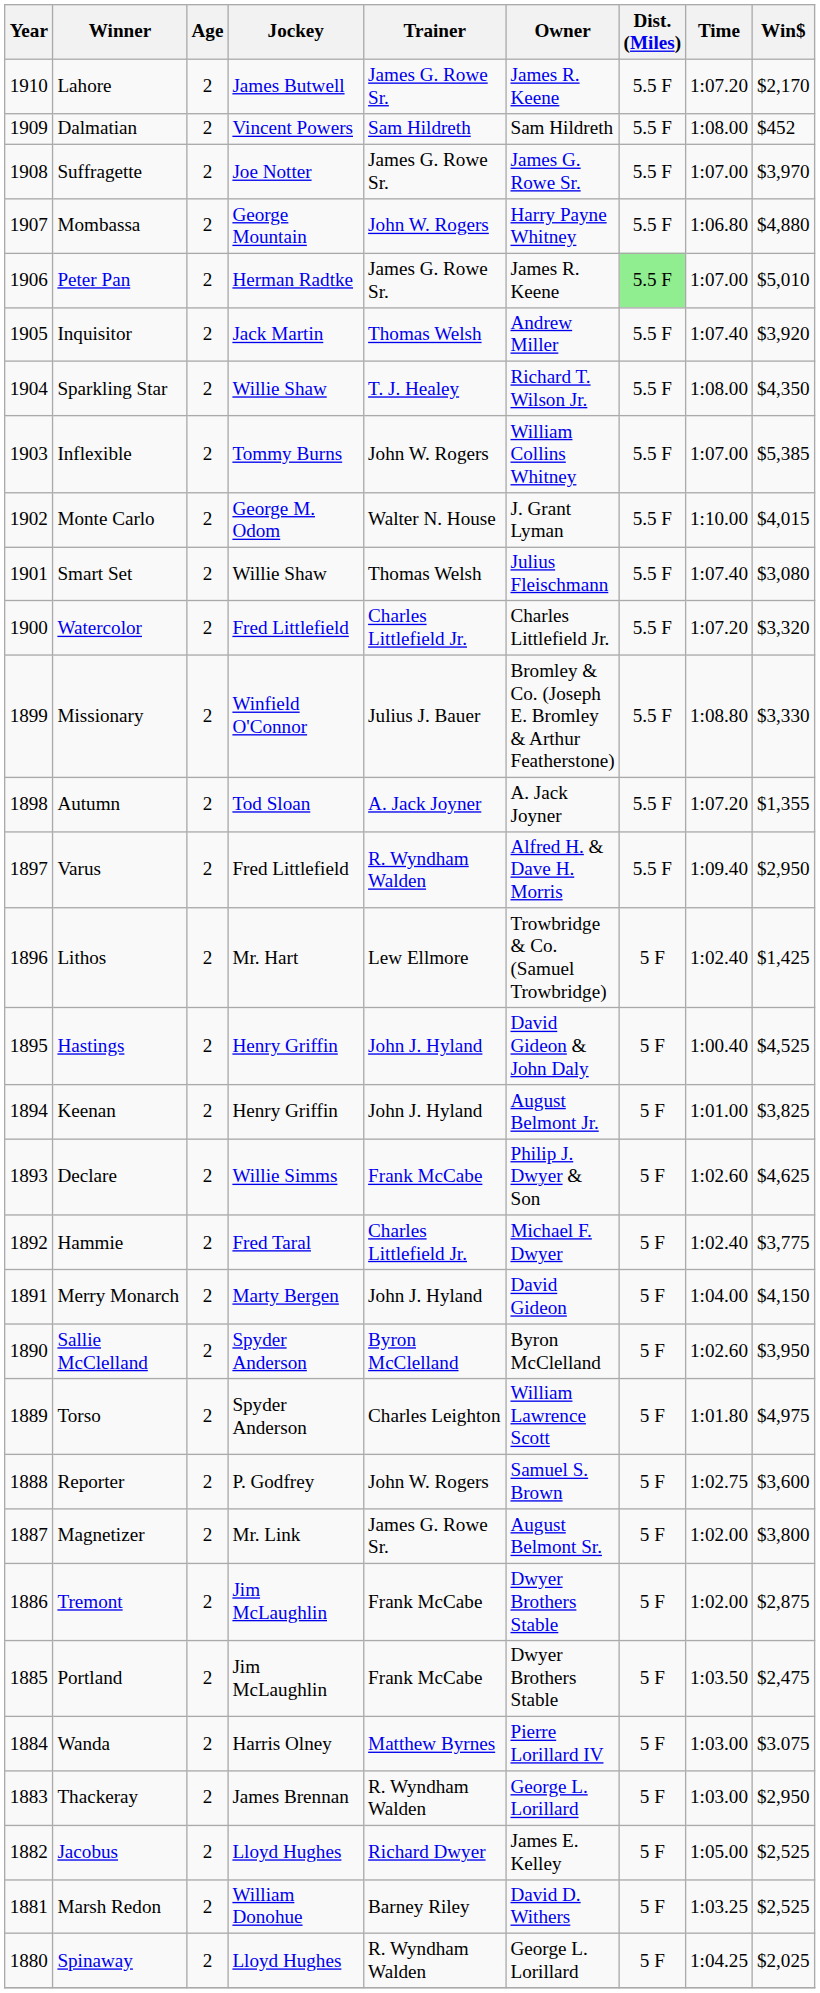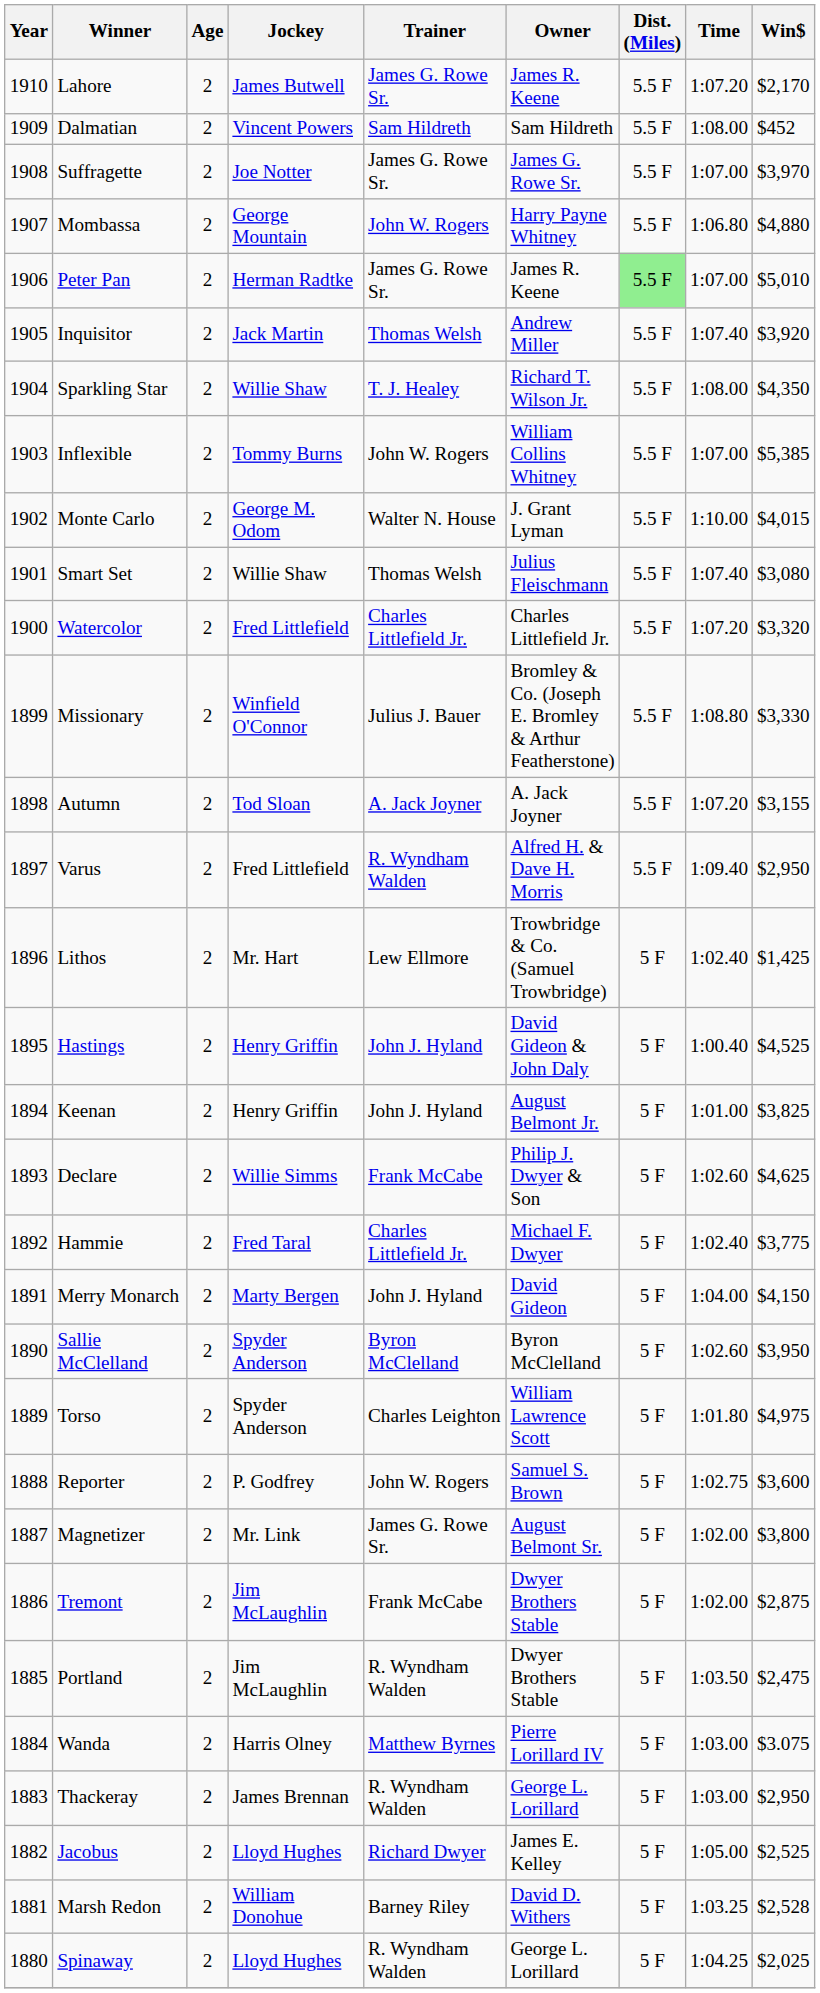(783, 804) $1,355 -> (783, 804) $3,155
(425, 1678) Frank McCabe -> (418, 1678) R. Wyndham Walden
(783, 1906) $2,525 -> (783, 1906) $2,528
